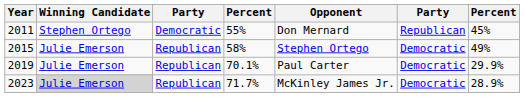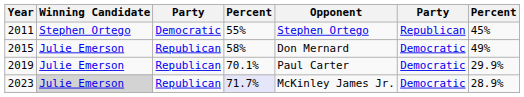(313, 31) Don Mernard -> (323, 31) Stephen Ortego
(323, 48) Stephen Ortego -> (313, 48) Don Mernard
(243, 83) no background -> (243, 83) lavender background
